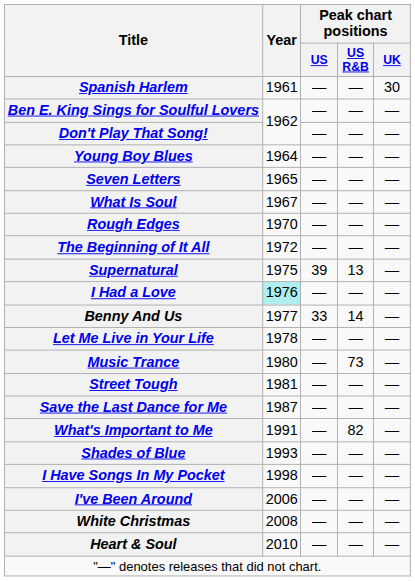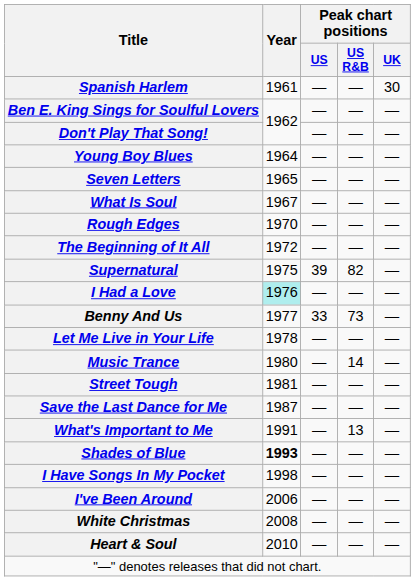(356, 270) 13 -> (356, 270) 82
(356, 316) 14 -> (356, 316) 73
(356, 361) 73 -> (356, 361) 14
(356, 430) 82 -> (356, 430) 13
(282, 453) normal -> (282, 453) bold
